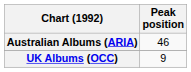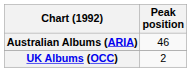(163, 59) 9 -> (163, 59) 2
